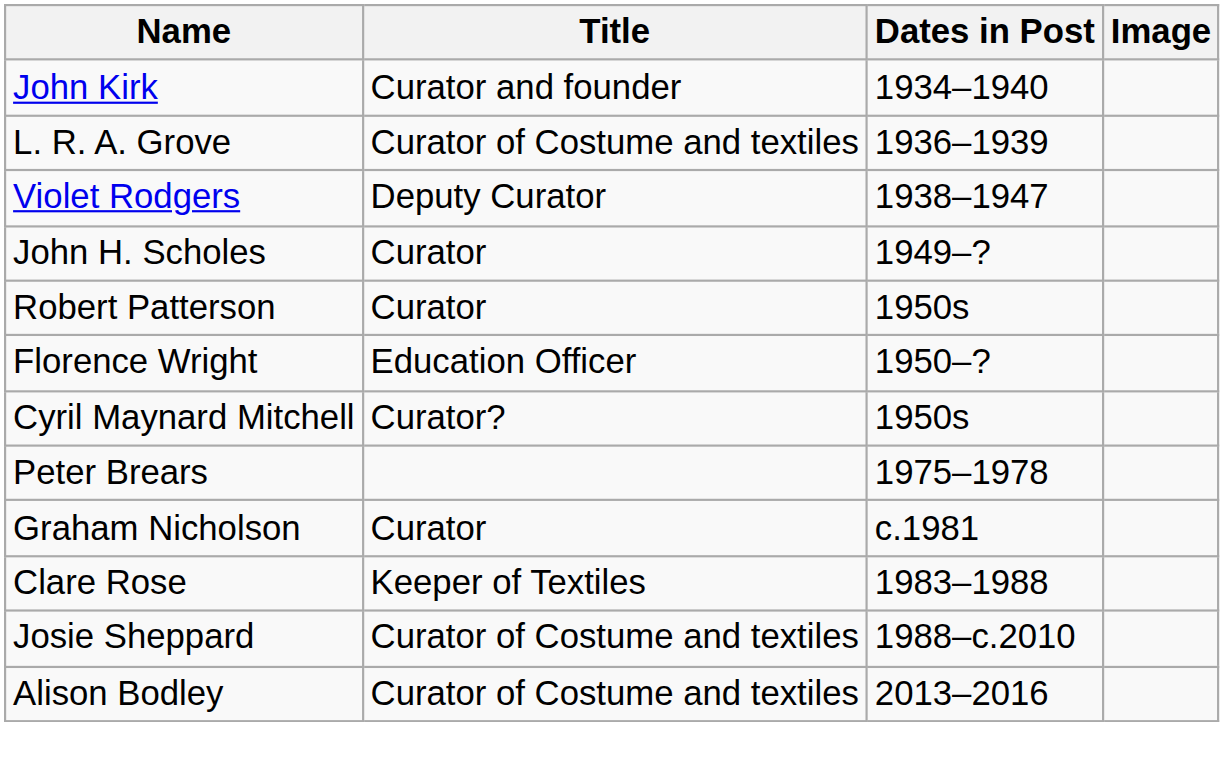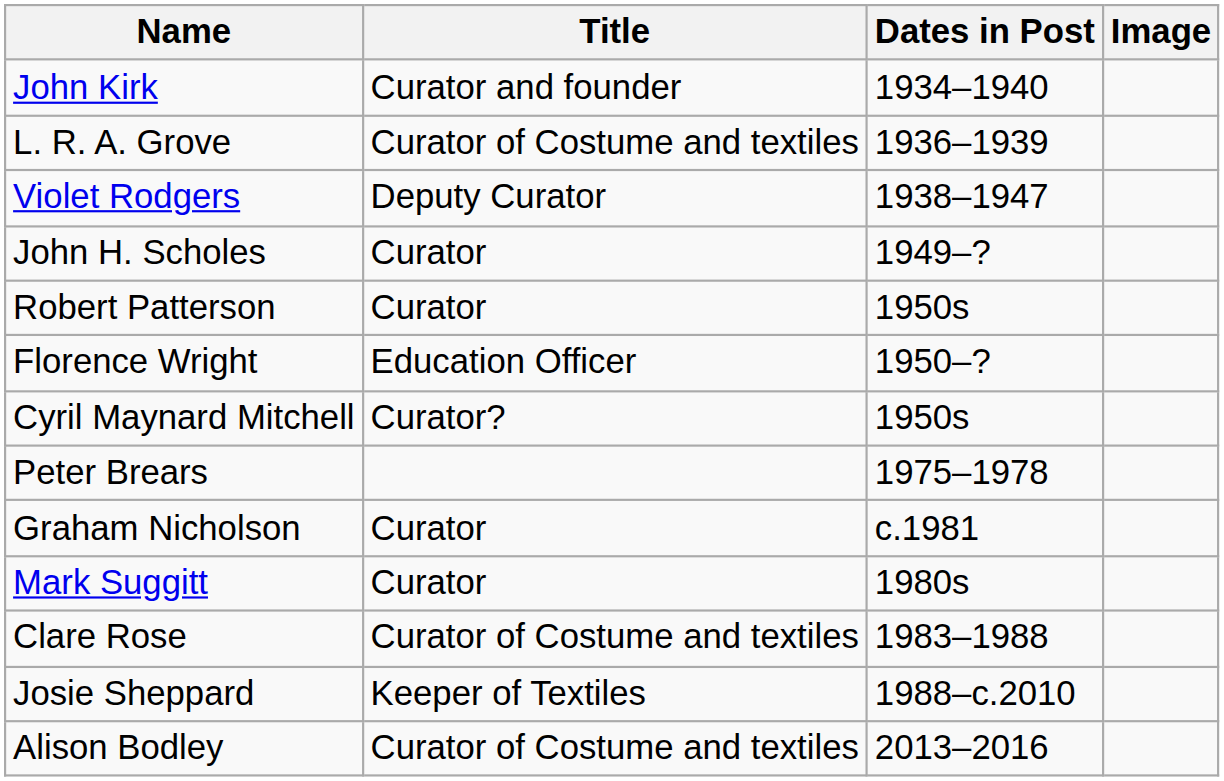+ row: (111, 582)
(508, 582) Keeper of Textiles -> (615, 637) Curator of Costume and textiles
(615, 637) Curator of Costume and textiles -> (508, 692) Keeper of Textiles
